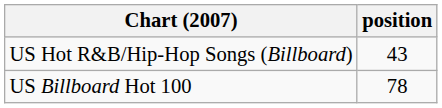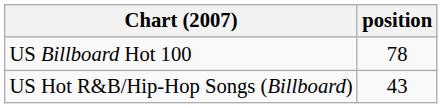rows swapped: (100, 86) <-> (181, 53)
